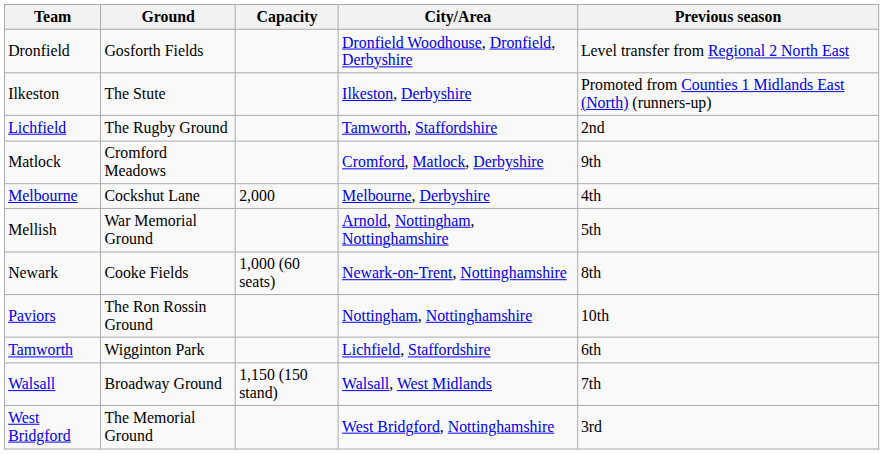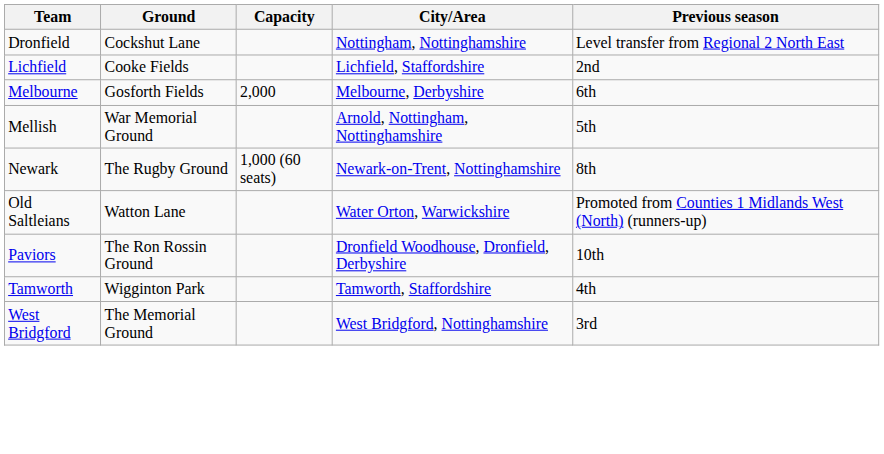(154, 51) Gosforth Fields -> (152, 42) Cockshut Lane
(449, 51) Dronfield Woodhouse, Dronfield, Derbyshire -> (431, 42) Nottingham, Nottinghamshire
- row: (34, 94)
(166, 128) The Rugby Ground -> (147, 67) Cooke Fields
(420, 128) Tamworth, Staffordshire -> (410, 67) Lichfield, Staffordshire
- row: (35, 162)
(152, 196) Cockshut Lane -> (154, 92) Gosforth Fields
(591, 196) 4th -> (586, 92) 6th
(146, 273) Cooke Fields -> (166, 169) The Rugby Ground
+ row: (39, 212)
(437, 316) Nottingham, Nottinghamshire -> (442, 255) Dronfield Woodhouse, Dronfield, Derbyshire
(416, 350) Lichfield, Staffordshire -> (414, 289) Tamworth, Staffordshire
(591, 350) 6th -> (586, 289) 4th
- row: (32, 384)
